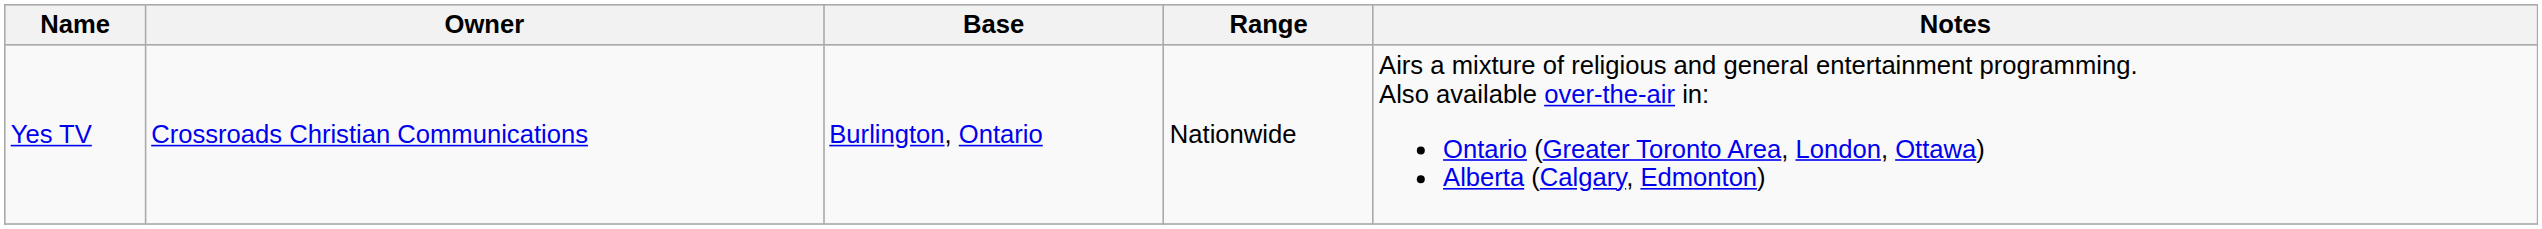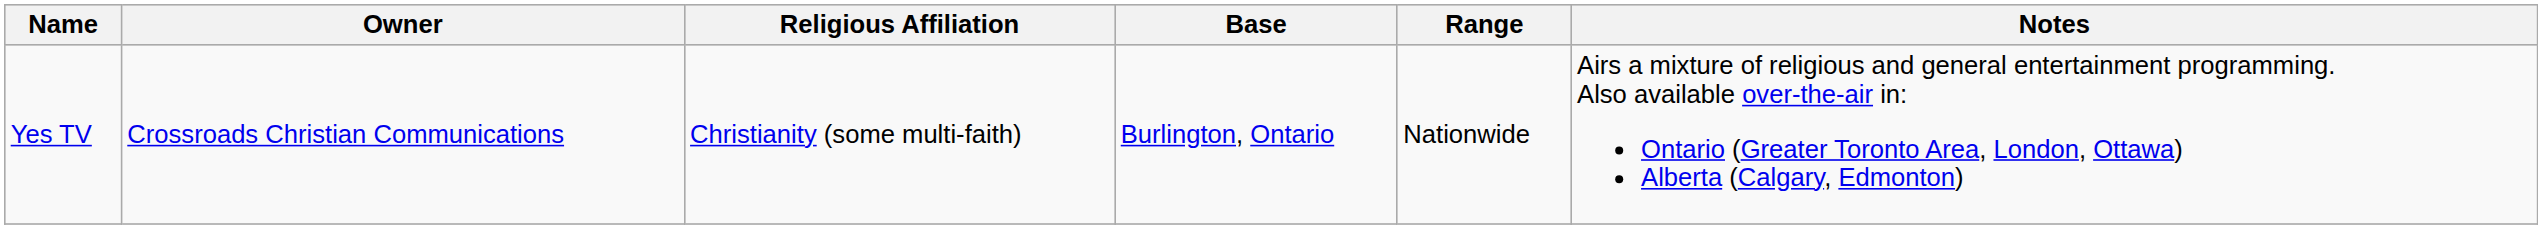+ column: (900, 24)
